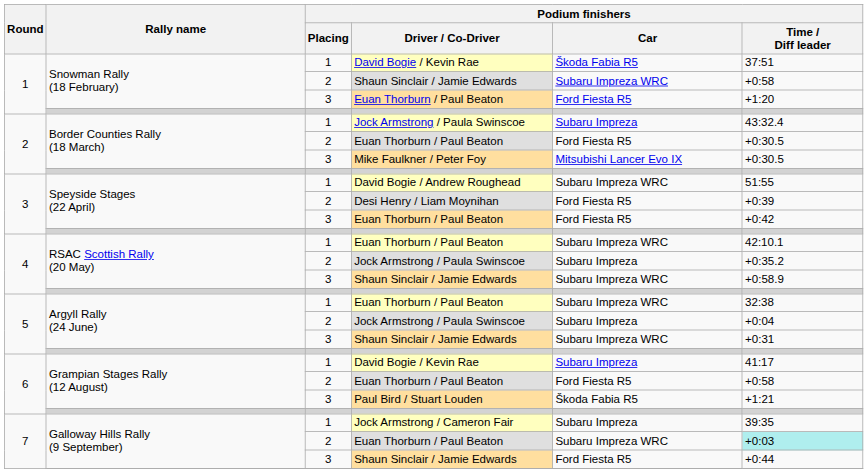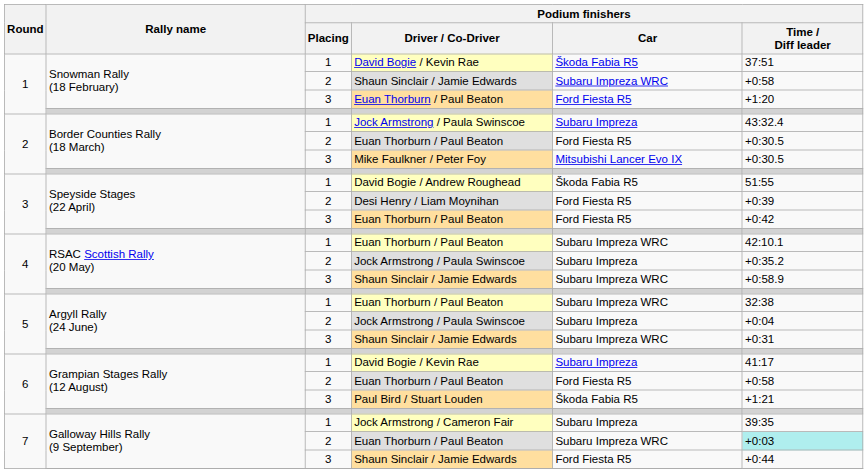(612, 183) Subaru Impreza WRC -> (597, 183) Škoda Fabia R5
